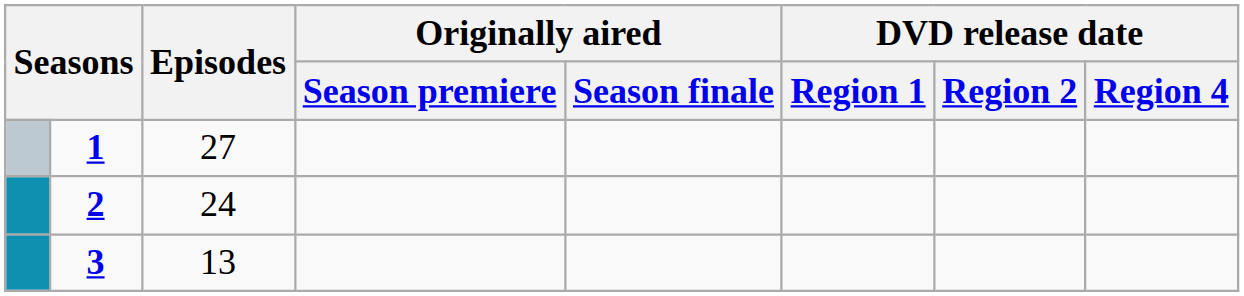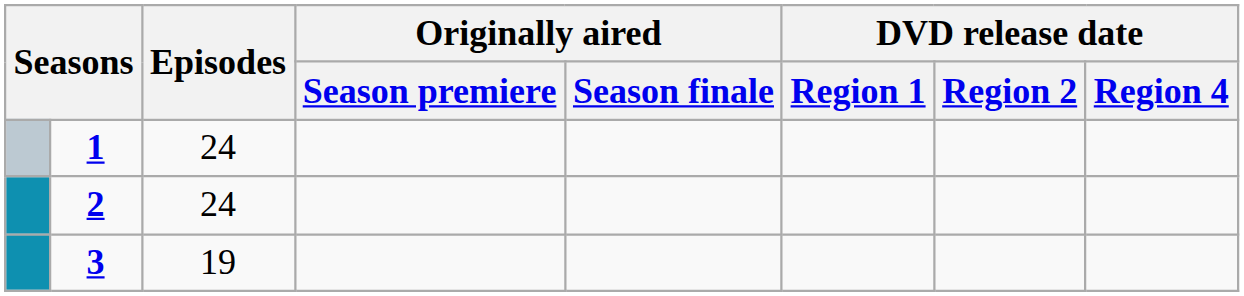(218, 147) 27 -> (218, 147) 24
(218, 261) 13 -> (218, 261) 19
